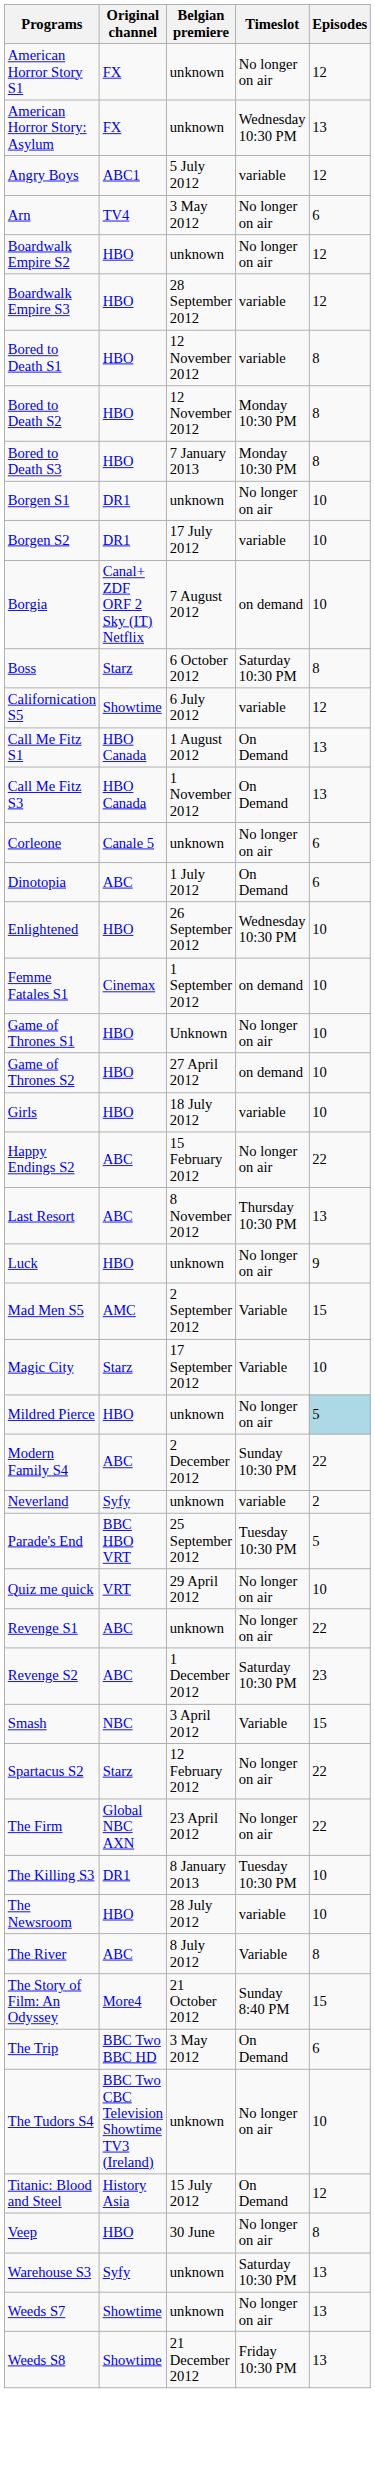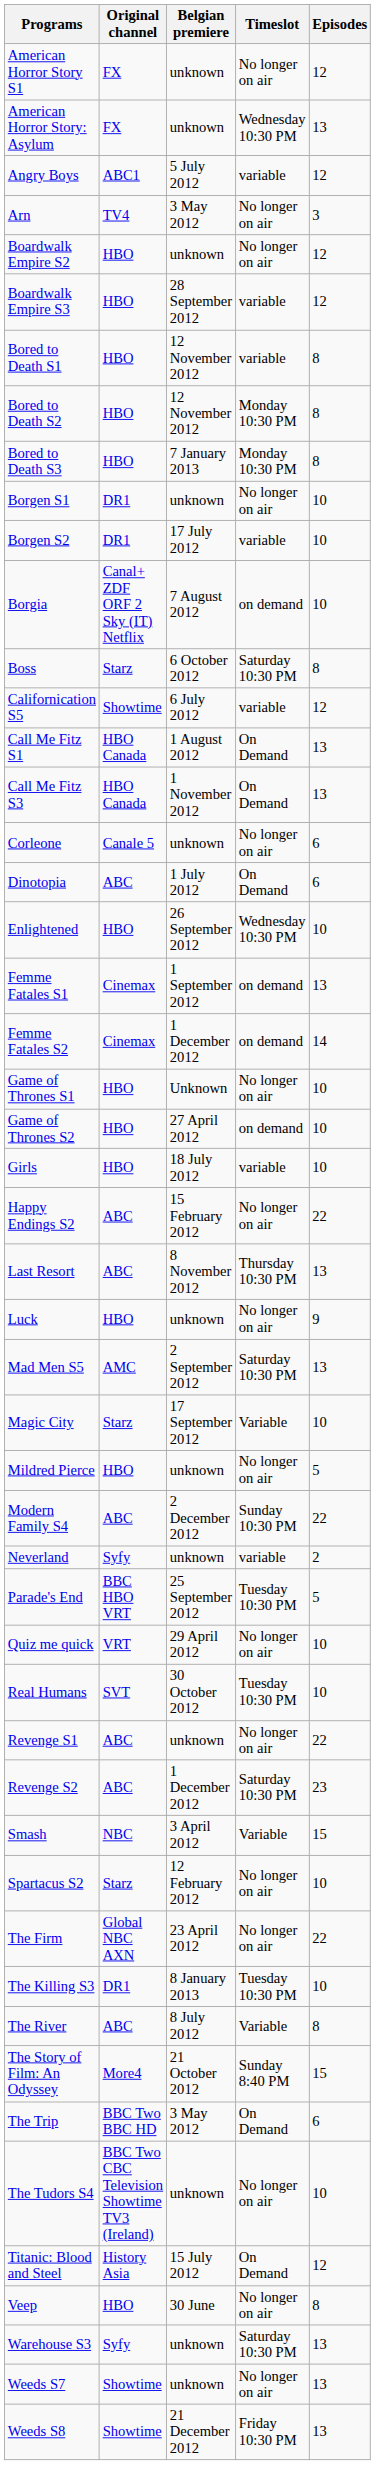(316, 214) 6 -> (316, 214) 3
(320, 985) 10 -> (320, 985) 13
+ row: (38, 1041)
(263, 1311) Variable -> (268, 1366) Saturday 10:30 PM
(320, 1311) 15 -> (320, 1366) 13
(316, 1414) lightblue background -> (316, 1470) no background
+ row: (47, 1692)
(320, 1771) 22 -> (320, 1883) 10
- row: (40, 1914)
